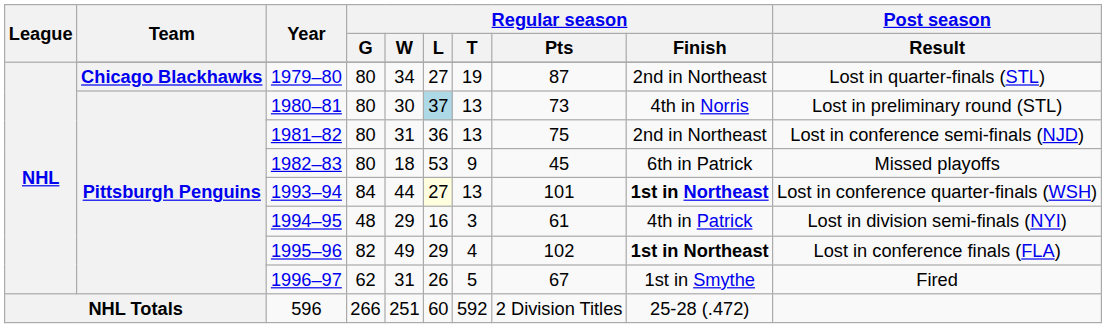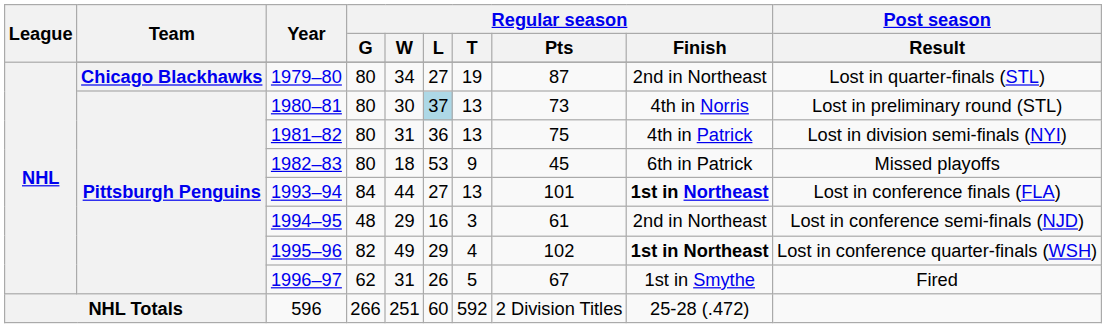(700, 135) 2nd in Northeast -> (700, 135) 4th in Patrick
(937, 135) Lost in conference semi-finals (NJD) -> (937, 135) Lost in division semi-finals (NYI)
(438, 192) lightyellow background -> (438, 192) no background
(937, 192) Lost in conference quarter-finals (WSH) -> (937, 192) Lost in conference finals (FLA)
(700, 221) 4th in Patrick -> (700, 221) 2nd in Northeast
(937, 221) Lost in division semi-finals (NYI) -> (937, 221) Lost in conference semi-finals (NJD)
(937, 250) Lost in conference finals (FLA) -> (937, 250) Lost in conference quarter-finals (WSH)
